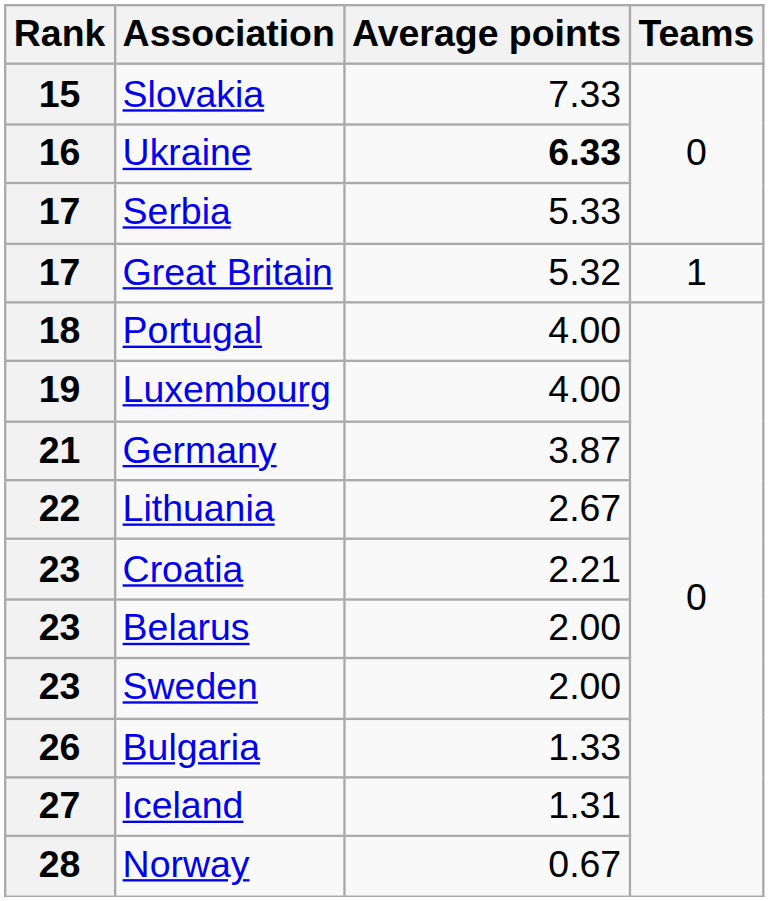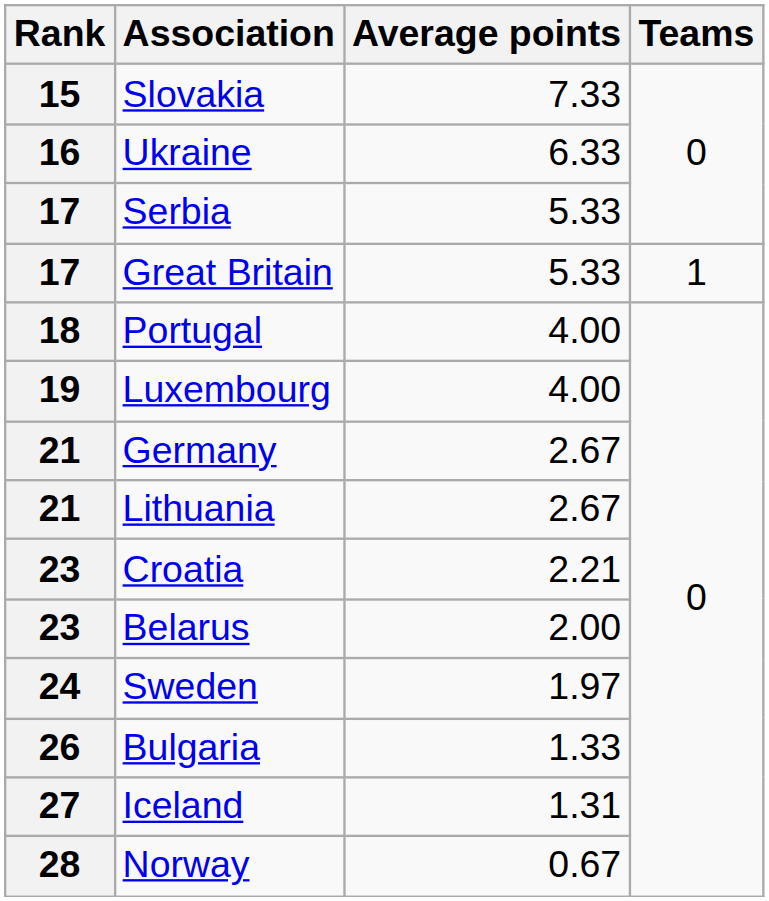(585, 152) bold -> (585, 152) normal
(585, 271) 5.32 -> (585, 271) 5.33
(585, 449) 3.87 -> (585, 449) 2.67
(60, 509) 22 -> (60, 509) 21
(60, 687) 23 -> (60, 687) 24
(585, 687) 2.00 -> (585, 687) 1.97
